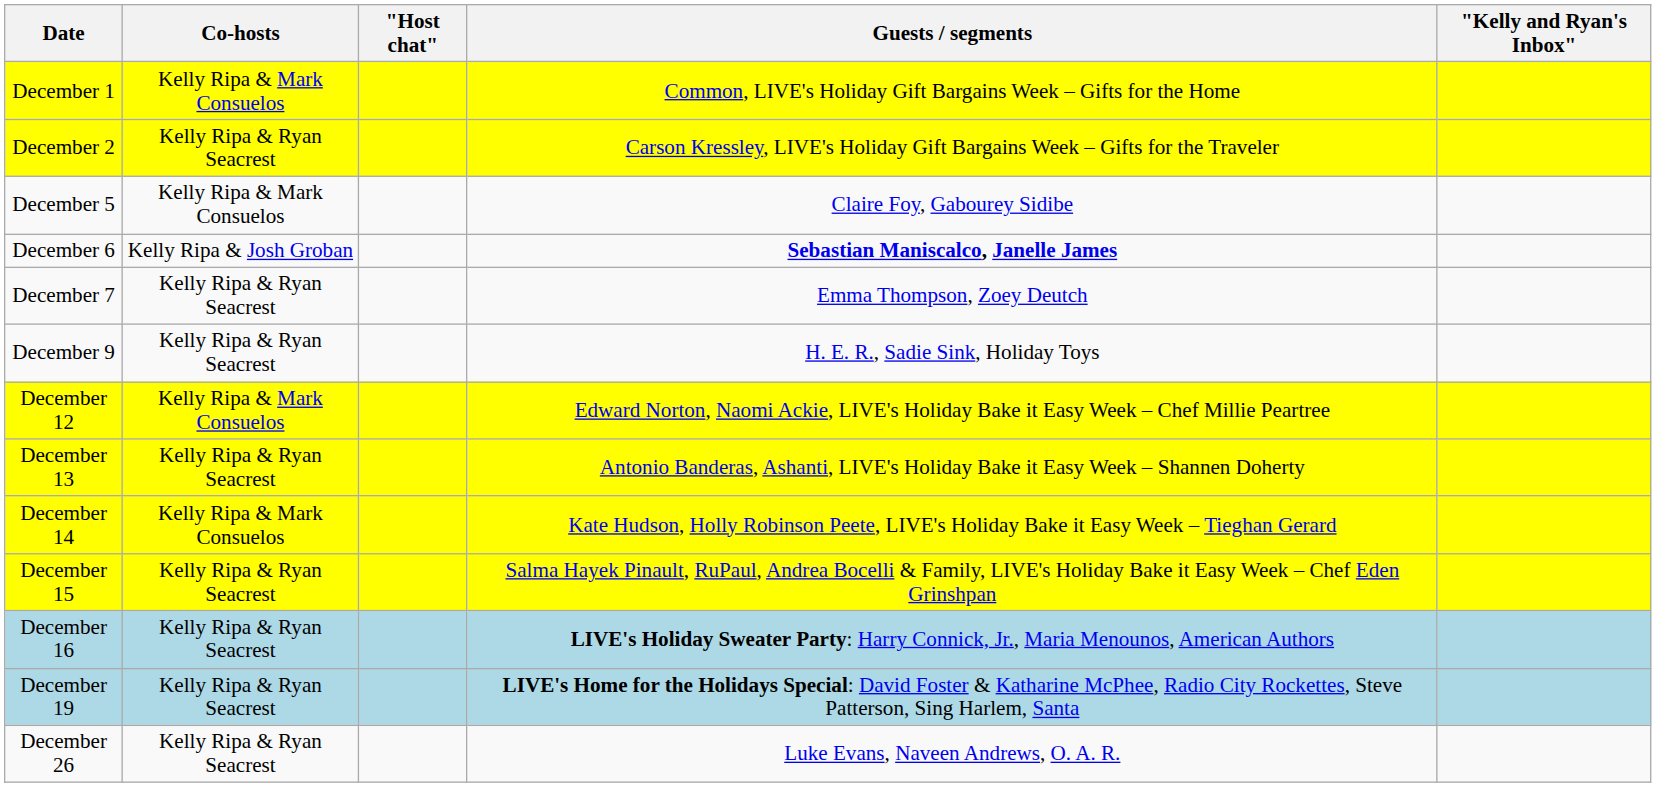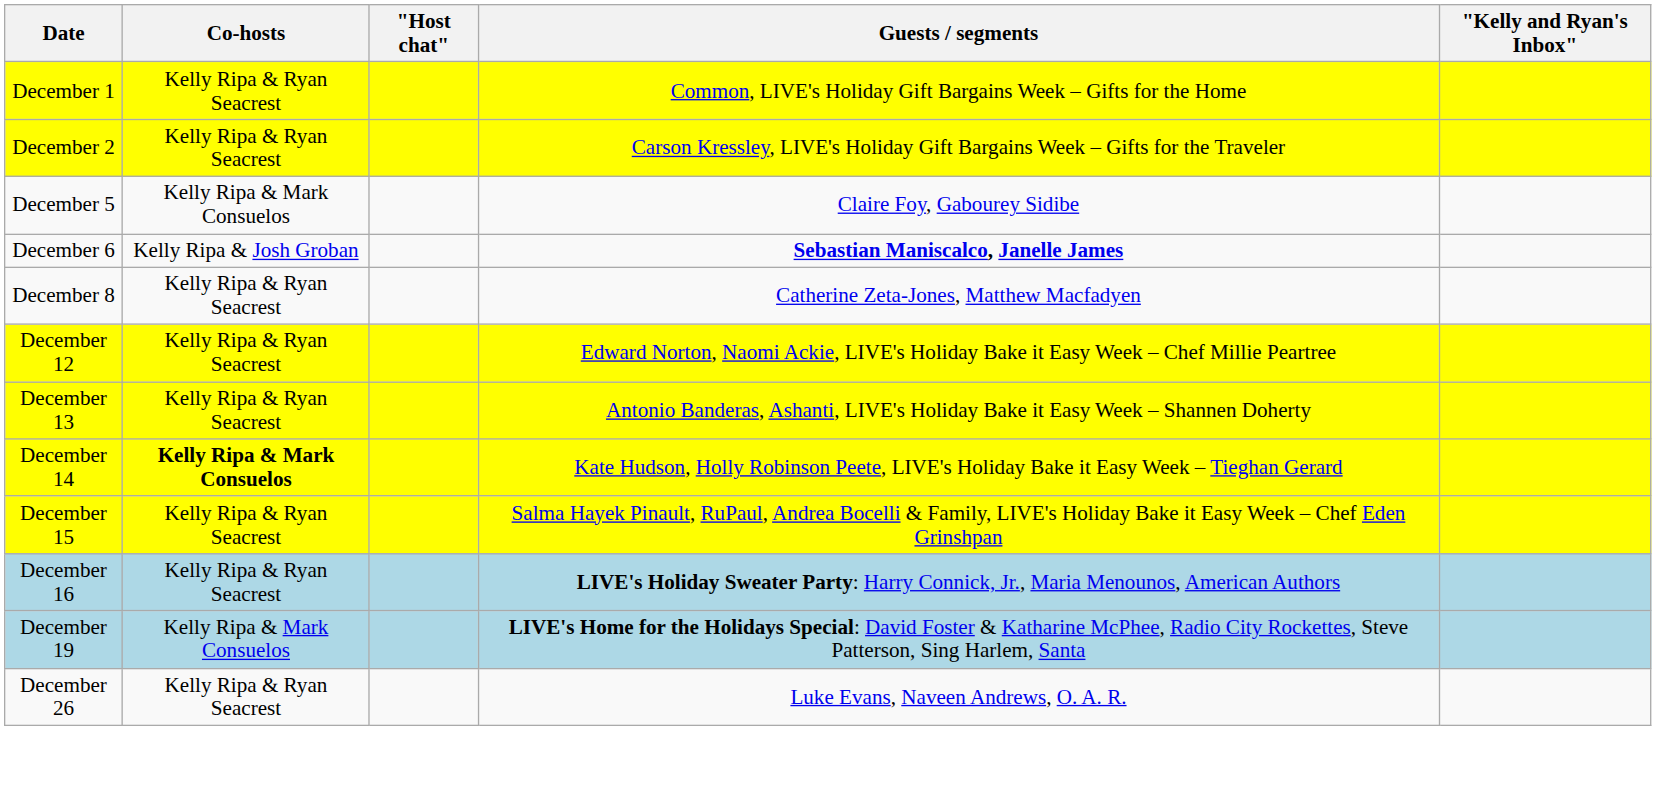(240, 90) Kelly Ripa & Mark Consuelos -> (246, 90) Kelly Ripa & Ryan Seacrest
- row: (64, 295)
+ row: (63, 295)
- row: (64, 352)
(240, 410) Kelly Ripa & Mark Consuelos -> (246, 352) Kelly Ripa & Ryan Seacrest
(240, 524) normal -> (246, 467) bold
(240, 696) Kelly Ripa & Ryan Seacrest -> (246, 639) Kelly Ripa & Mark Consuelos
